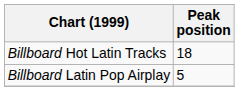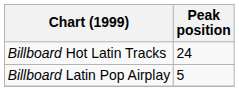(184, 53) 18 -> (184, 53) 24
